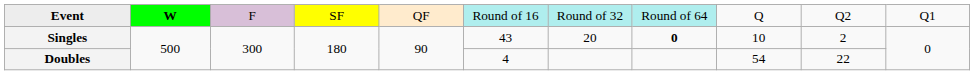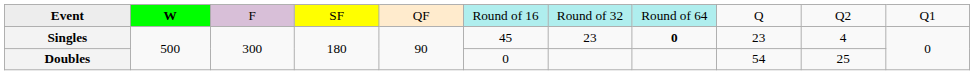(506, 37) 43 -> (506, 37) 45
(590, 37) 20 -> (590, 37) 23
(759, 37) 10 -> (759, 37) 23
(843, 37) 2 -> (843, 37) 4
(506, 59) 4 -> (506, 59) 0
(843, 59) 22 -> (843, 59) 25
